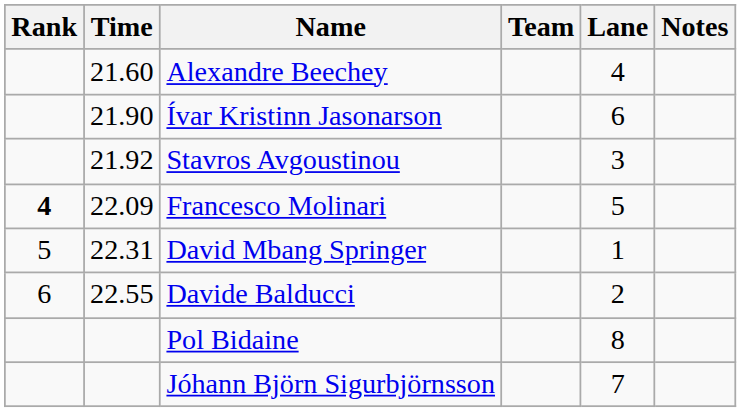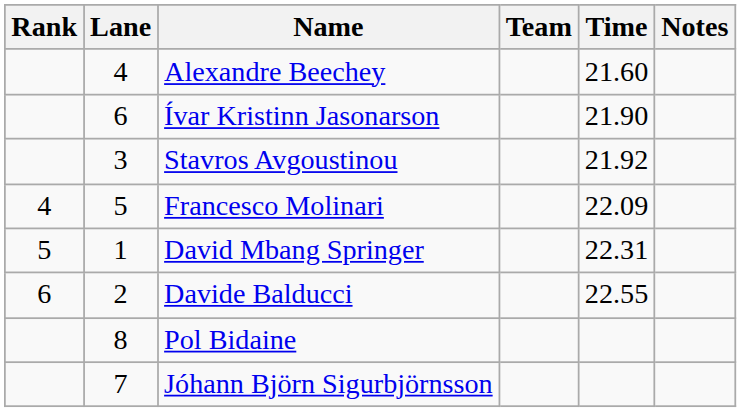columns swapped: (618, 26) <-> (122, 26)
(44, 205) bold -> (44, 205) normal
